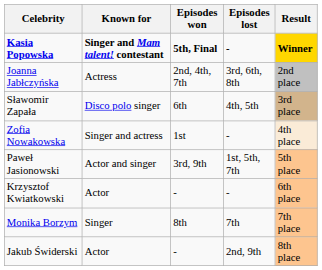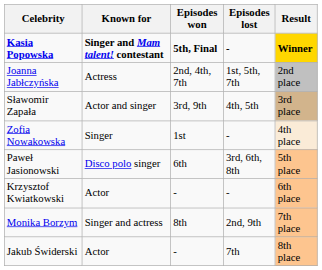(244, 77) 3rd, 6th, 8th -> (243, 77) 1st, 5th, 7th
(122, 106) Disco polo singer -> (120, 106) Actor and singer
(180, 106) 6th -> (190, 106) 3rd, 9th
(124, 135) Singer and actress -> (99, 135) Singer
(120, 164) Actor and singer -> (122, 164) Disco polo singer
(190, 164) 3rd, 9th -> (180, 164) 6th
(243, 164) 1st, 5th, 7th -> (244, 164) 3rd, 6th, 8th
(99, 222) Singer -> (124, 222) Singer and actress
(233, 222) 7th -> (244, 222) 2nd, 9th
(244, 251) 2nd, 9th -> (233, 251) 7th
